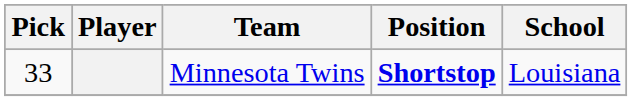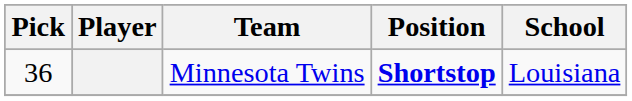(38, 71) 33 -> (38, 71) 36
